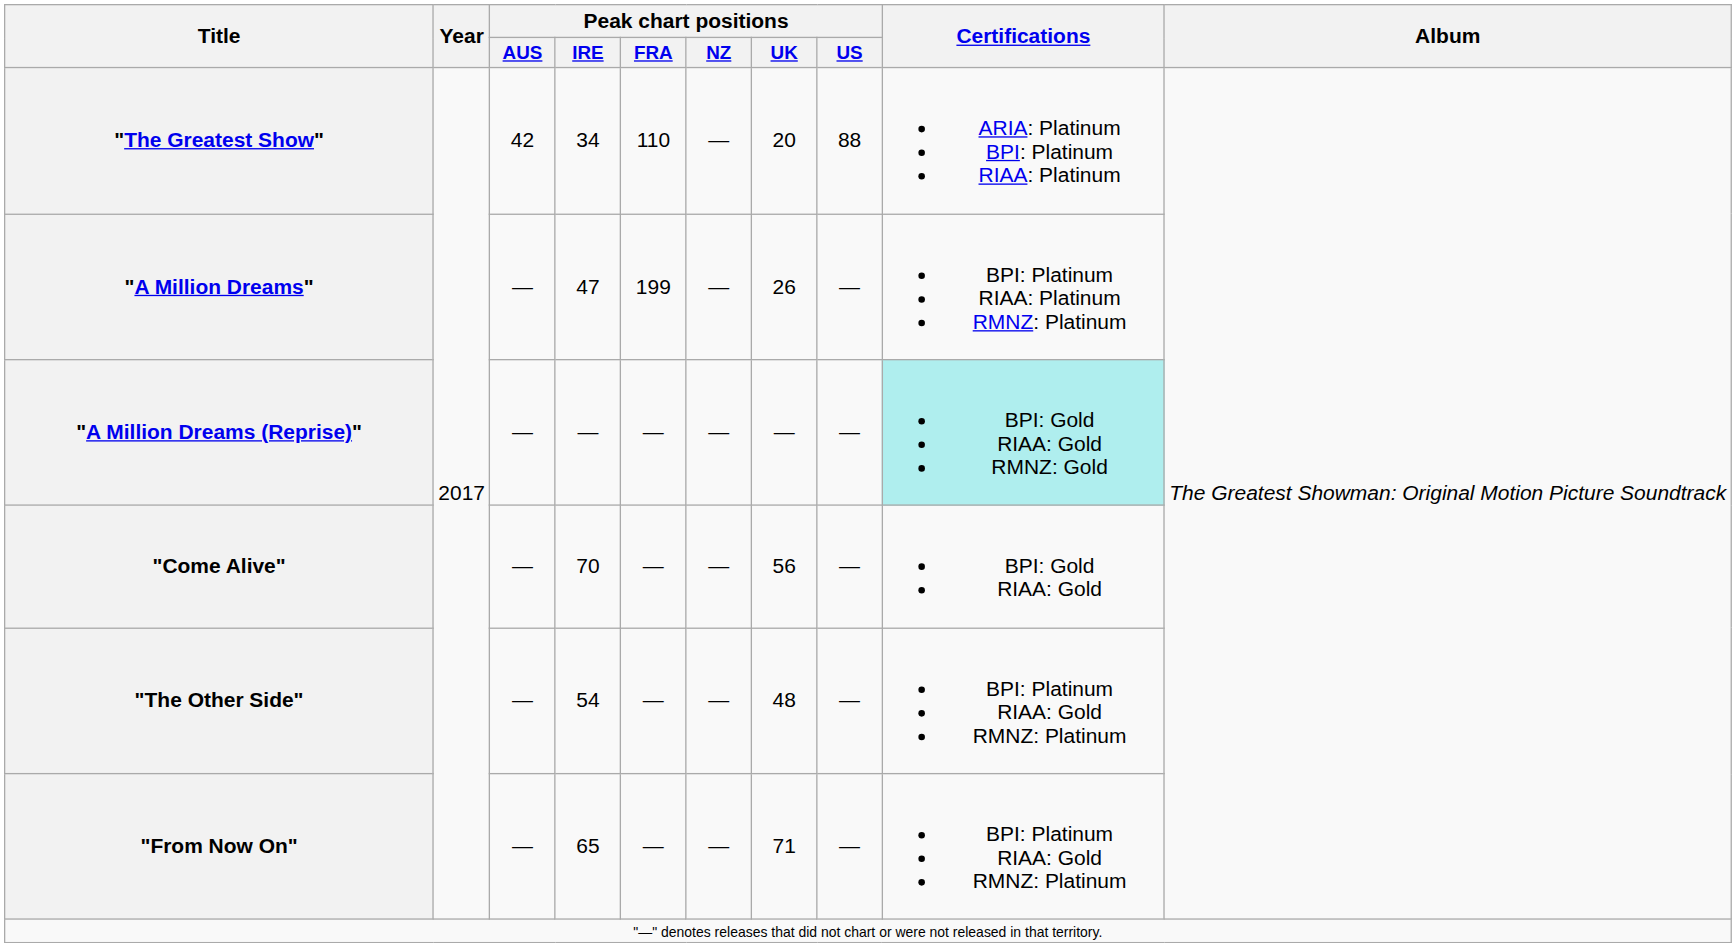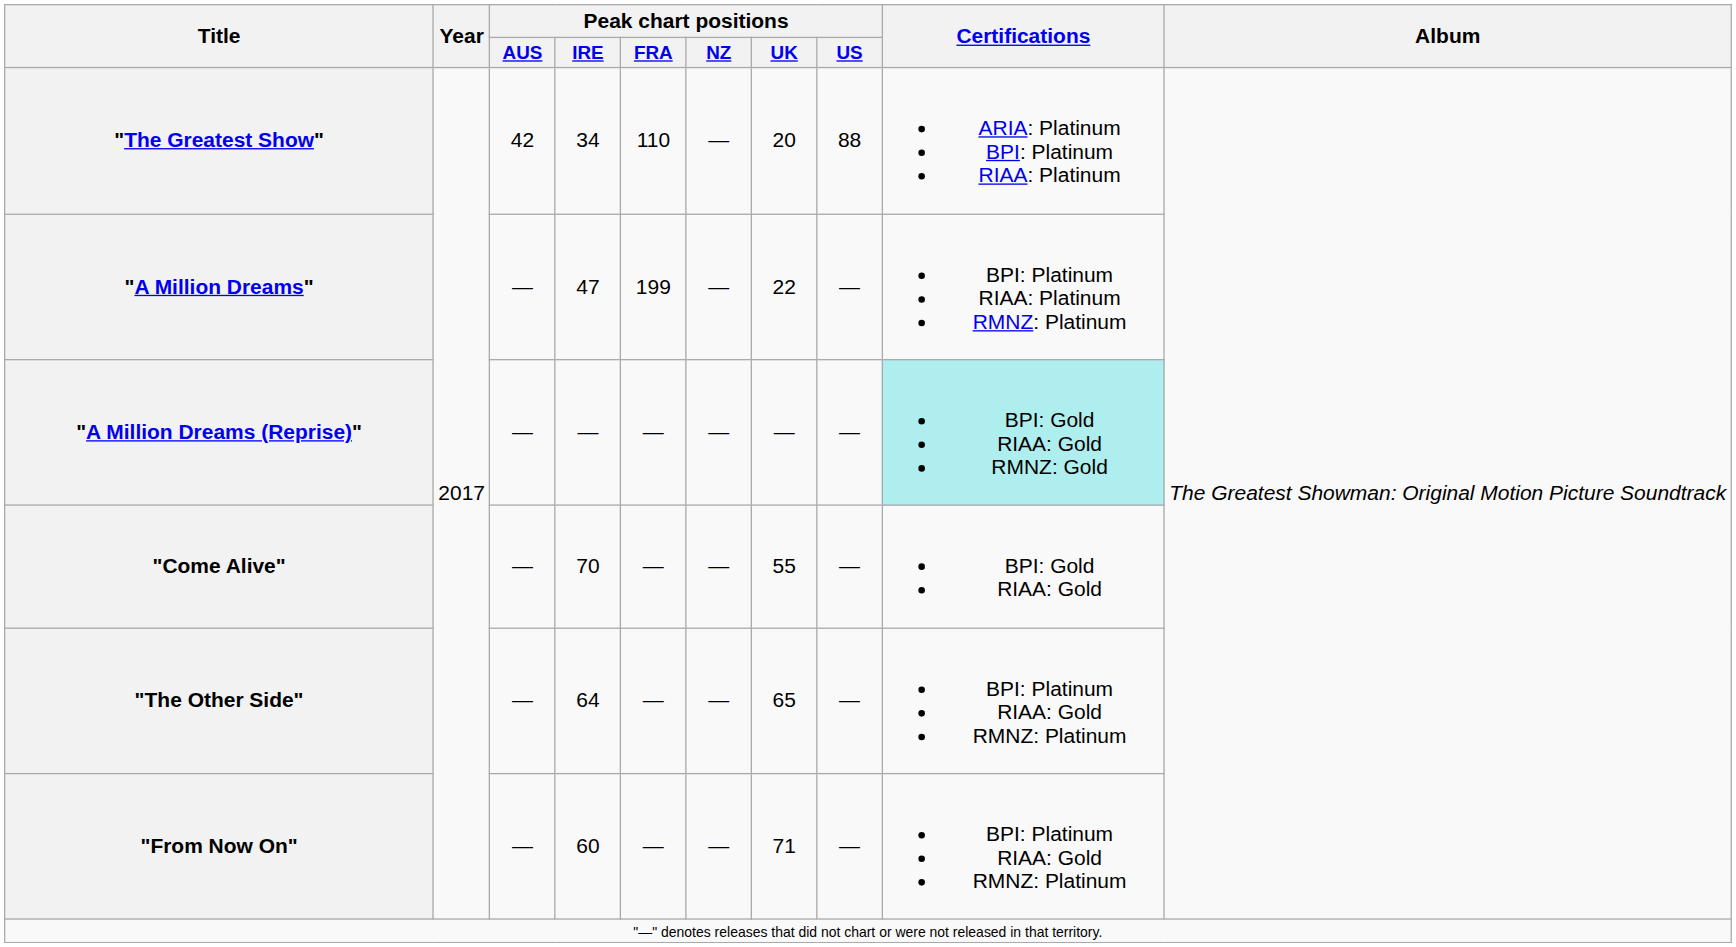(784, 286) 26 -> (784, 286) 22
(784, 566) 56 -> (784, 566) 55
(588, 700) 54 -> (588, 700) 64
(784, 700) 48 -> (784, 700) 65
(588, 846) 65 -> (588, 846) 60
